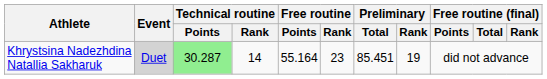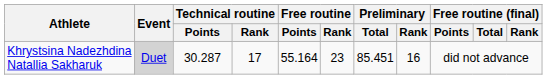(202, 58) lightgreen background -> (202, 58) no background
(255, 58) 14 -> (255, 58) 17
(413, 58) 19 -> (413, 58) 16
